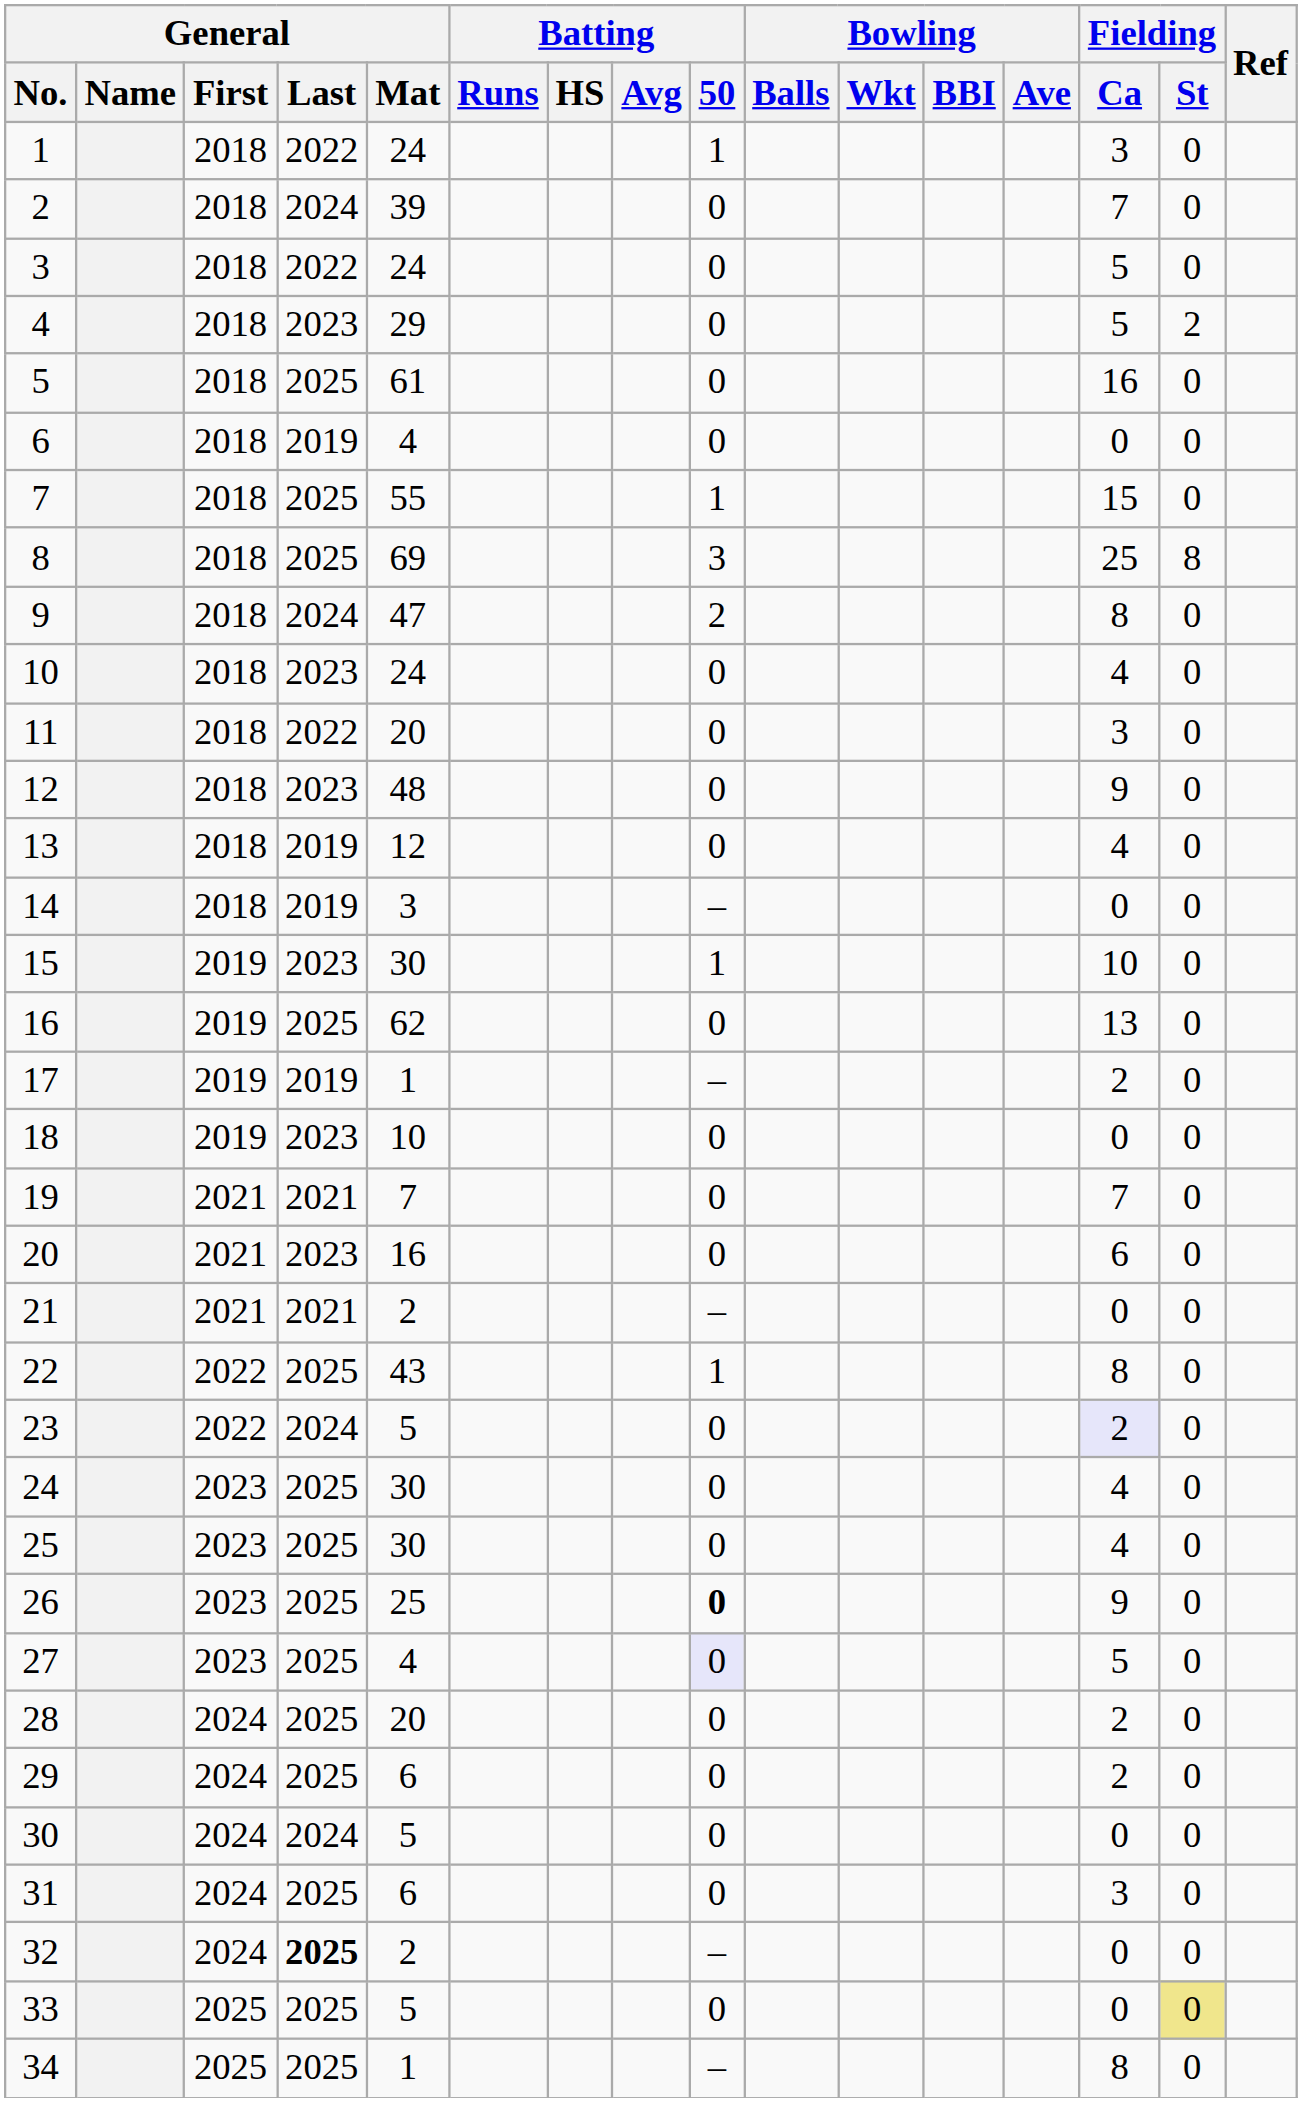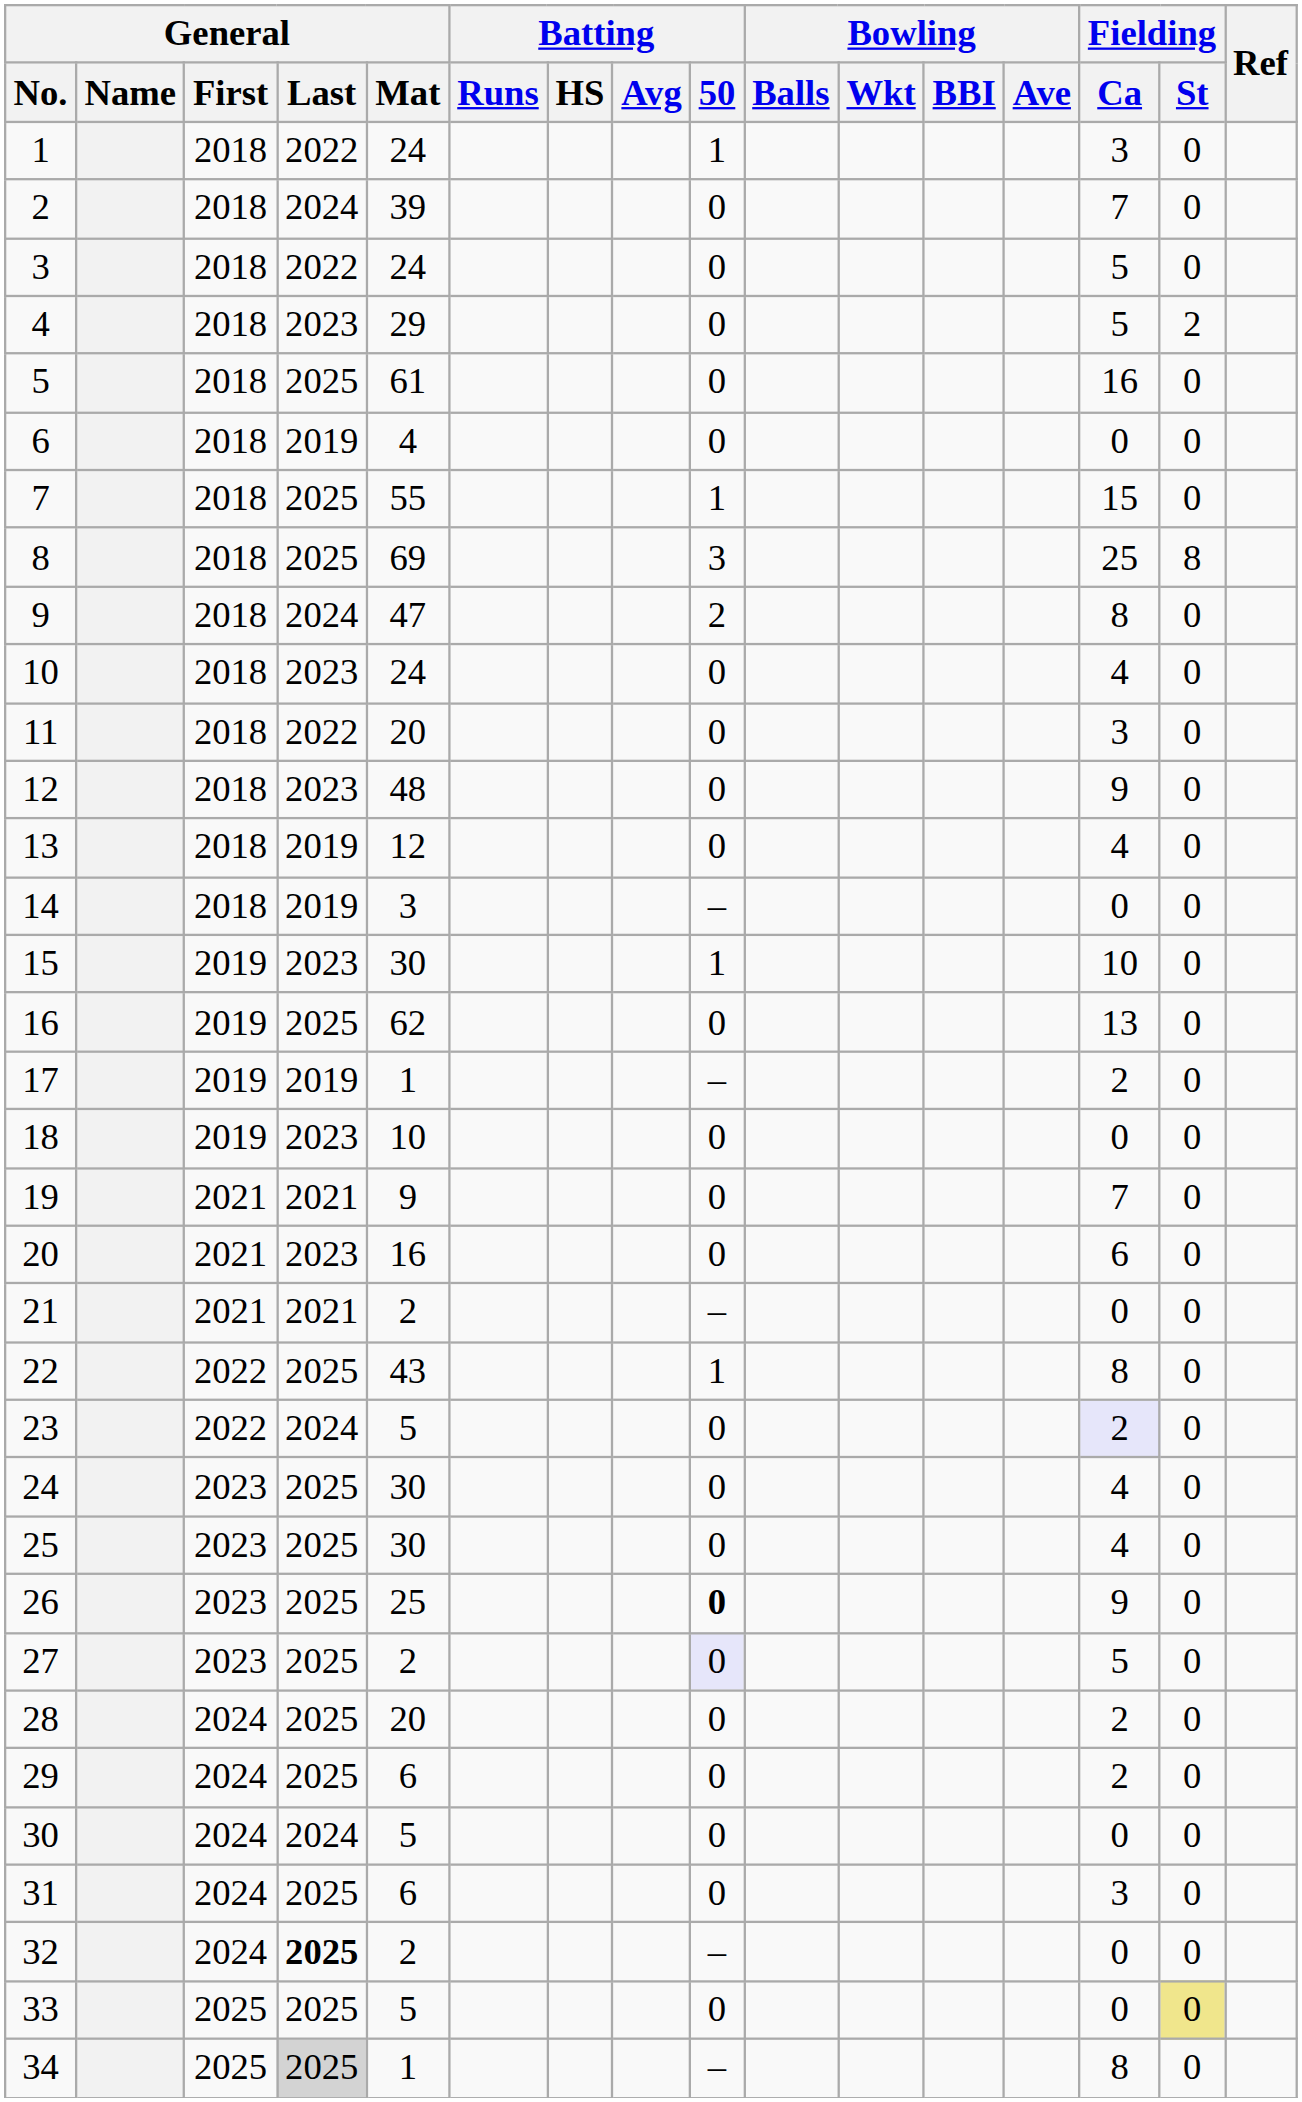(408, 1195) 7 -> (408, 1195) 9
(408, 1660) 4 -> (408, 1660) 2
(322, 2067) no background -> (322, 2067) lightgrey background
